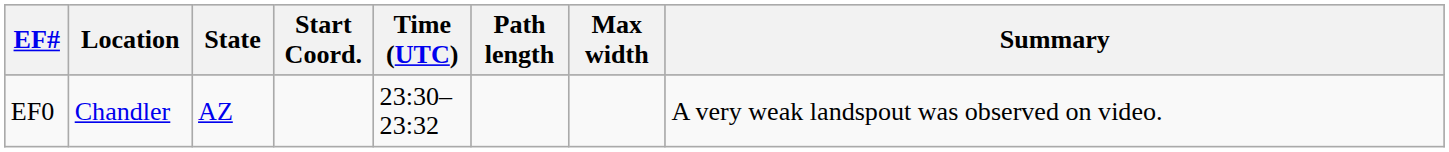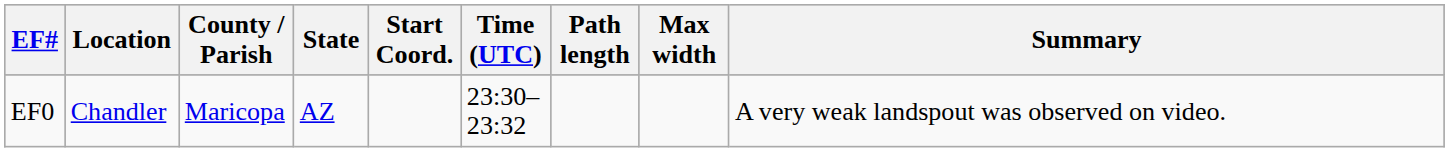+ column: (236, 39)
